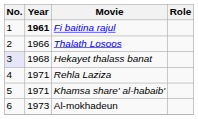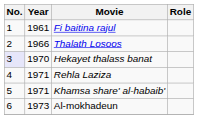(38, 28) bold -> (38, 28) normal
(38, 59) 1968 -> (38, 59) 1970
